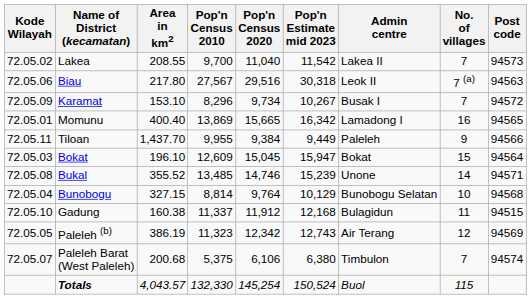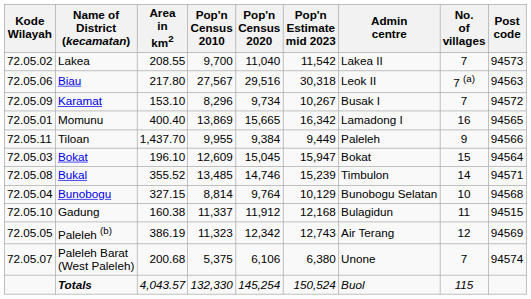(358, 176) Unone -> (365, 176) Timbulon
(365, 259) Timbulon -> (358, 259) Unone
